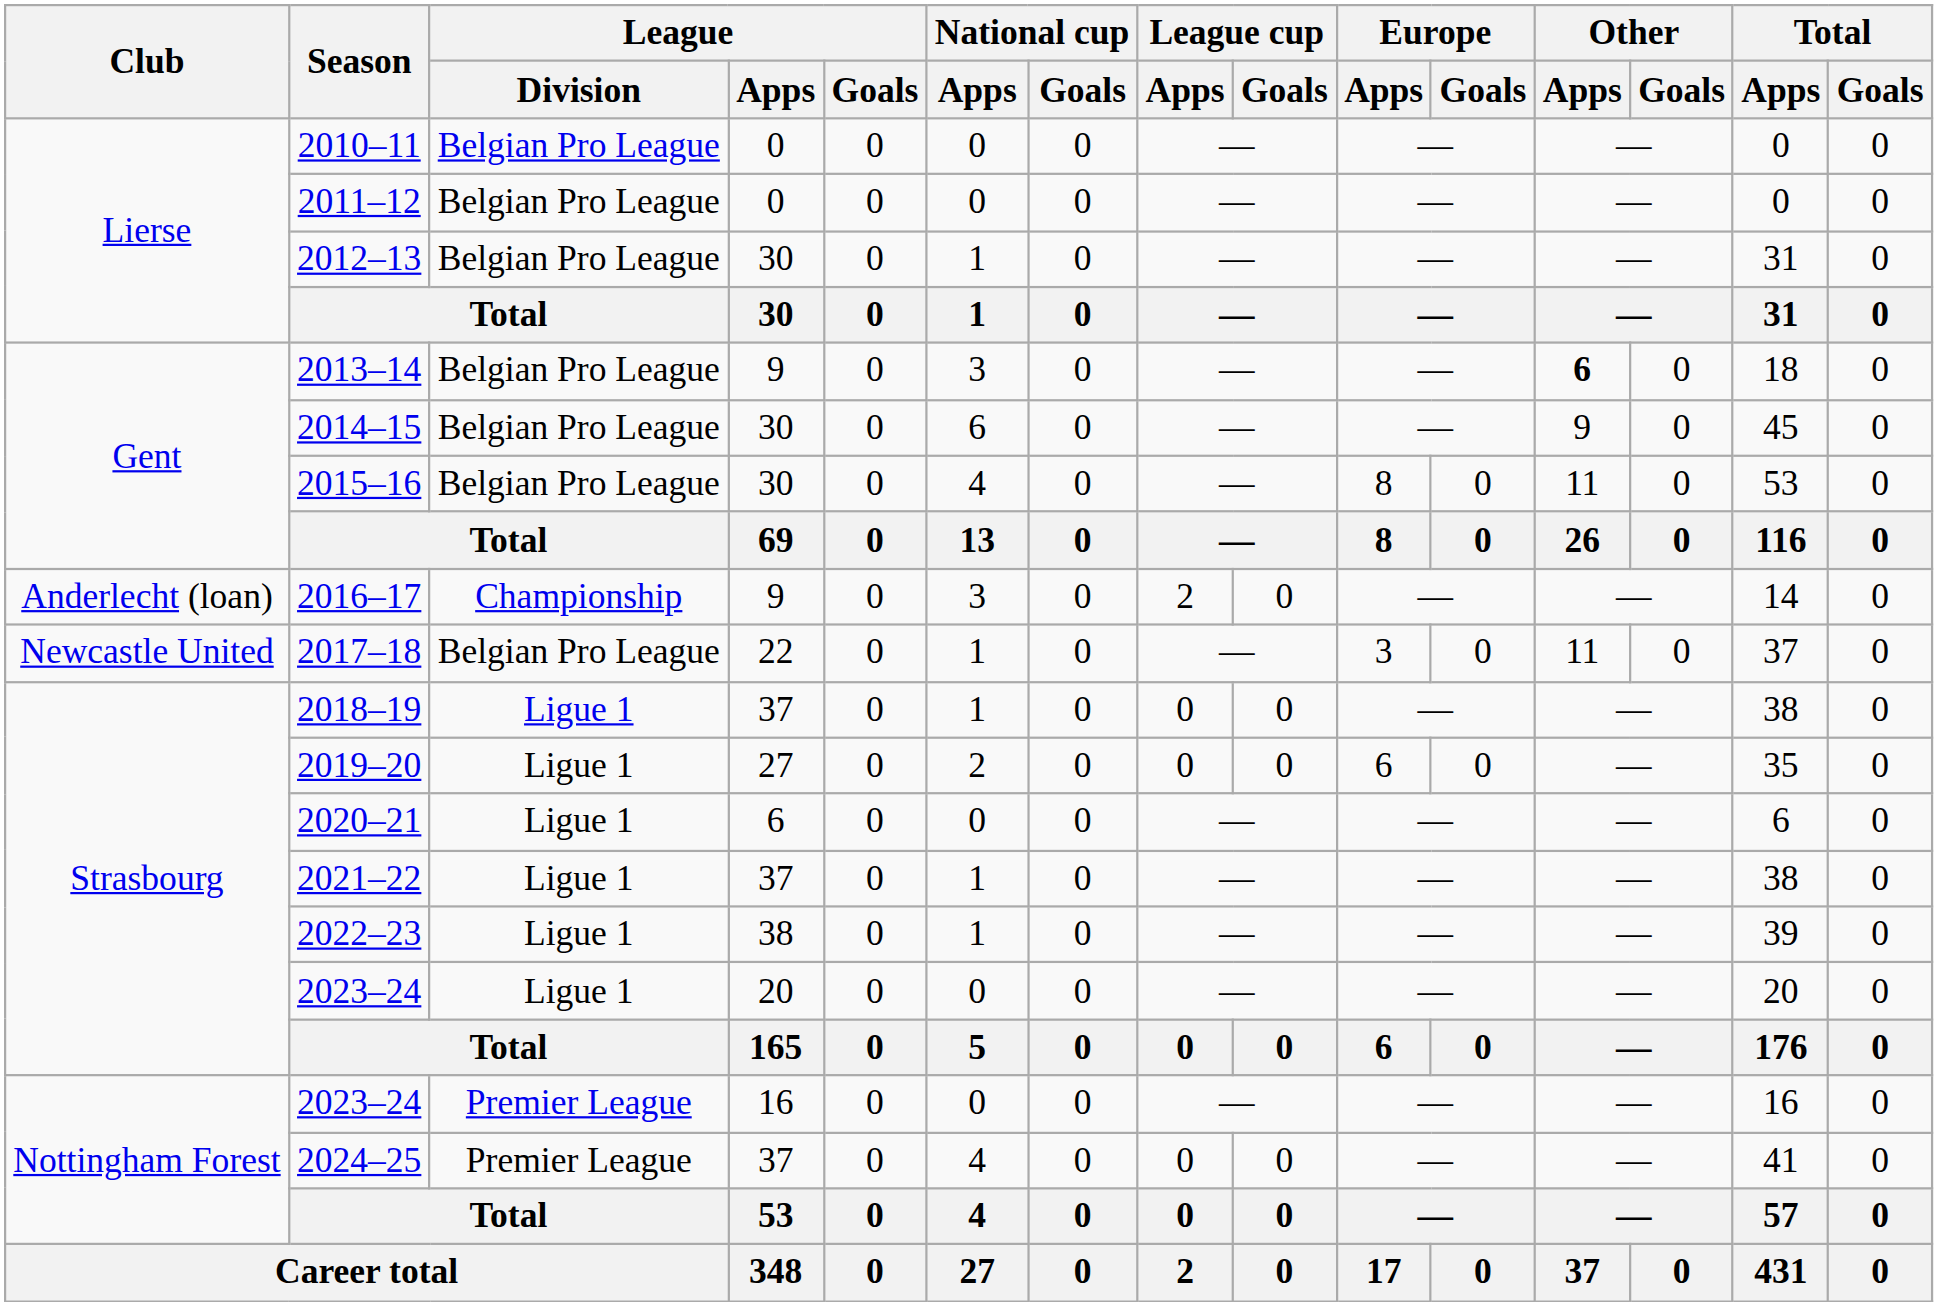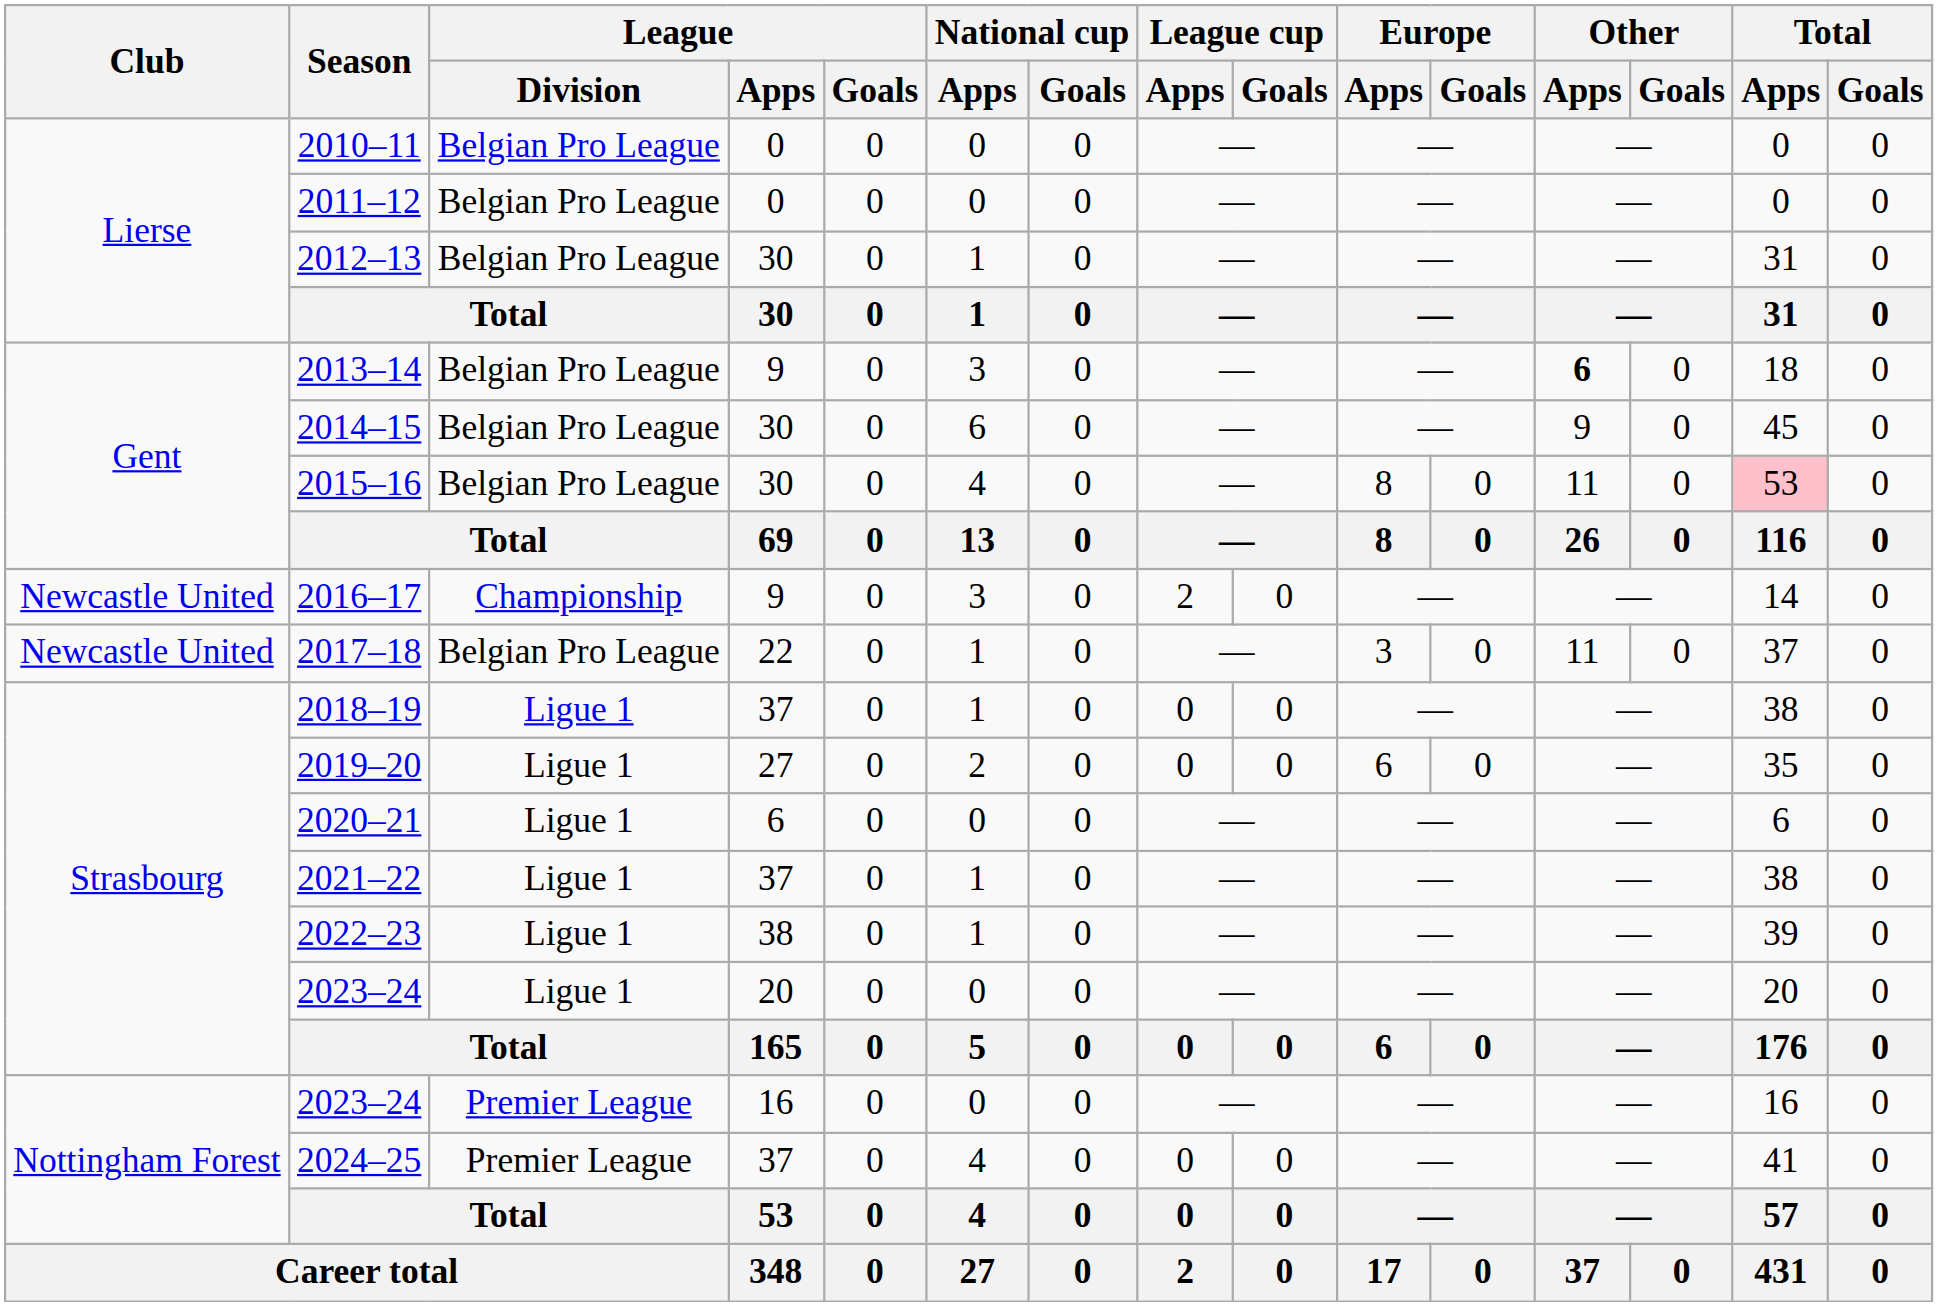(1781, 483) no background -> (1781, 483) pink background
(147, 595) Anderlecht (loan) -> (147, 595) Newcastle United
